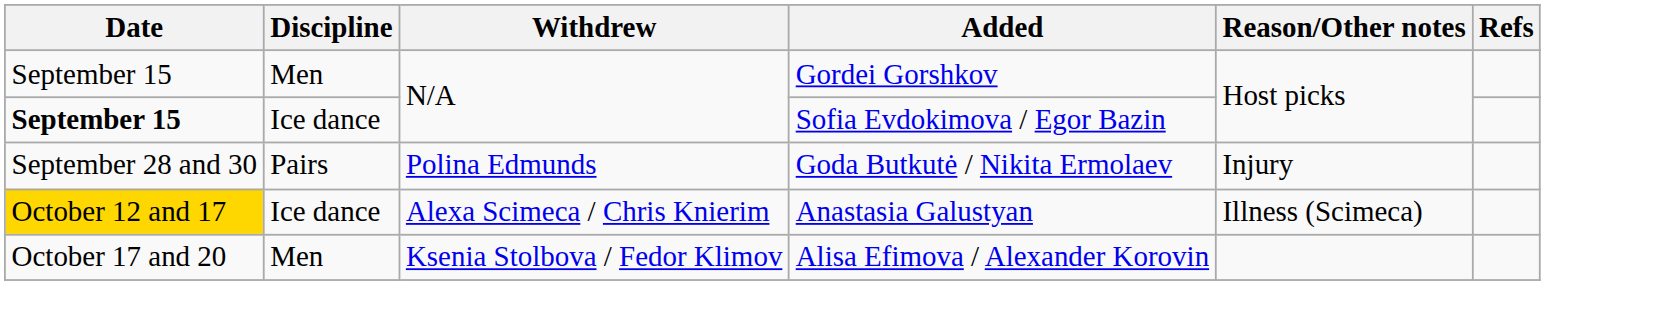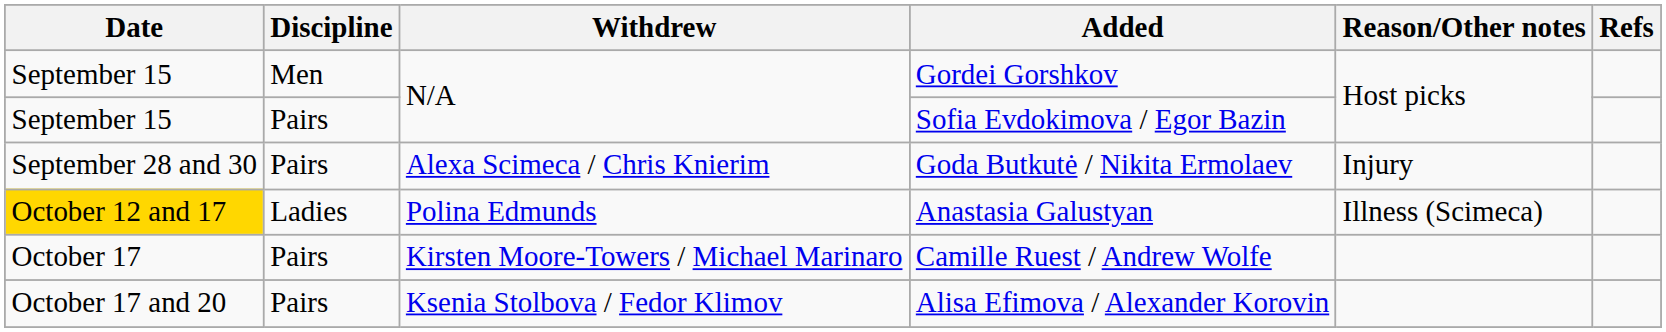(96, 119) bold -> (92, 119) normal
(325, 119) Ice dance -> (299, 119) Pairs
(501, 165) Polina Edmunds -> (588, 165) Alexa Scimeca / Chris Knierim
(325, 211) Ice dance -> (309, 211) Ladies
(588, 211) Alexa Scimeca / Chris Knierim -> (501, 211) Polina Edmunds
+ row: (1094, 257)
(297, 257) Men -> (299, 303) Pairs
